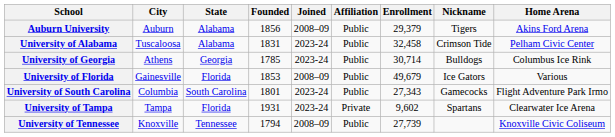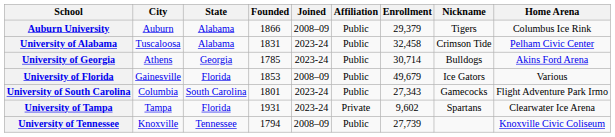(270, 28) 1856 -> (270, 28) 1866
(552, 28) Akins Ford Arena -> (552, 28) Columbus Ice Rink
(552, 60) Columbus Ice Rink -> (552, 60) Akins Ford Arena
